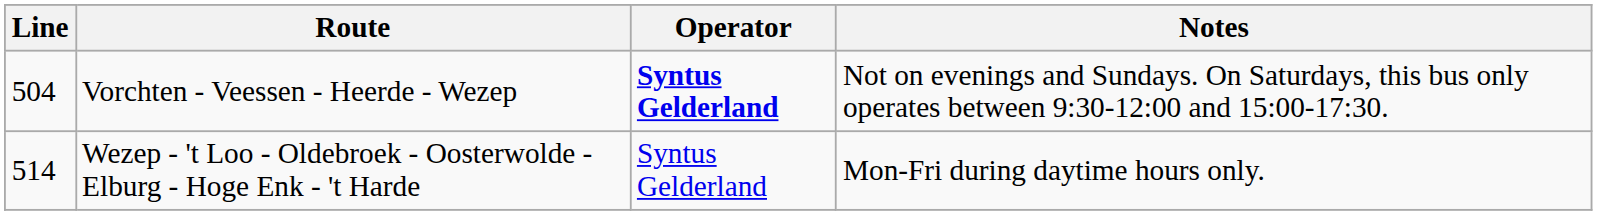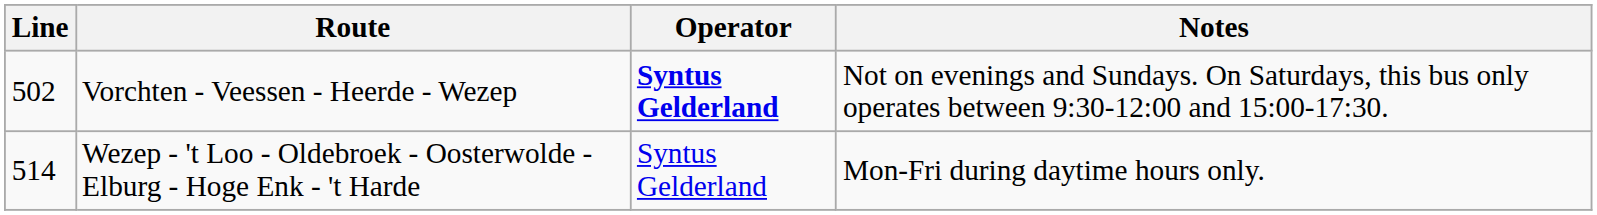(34, 90) 504 -> (34, 90) 502
